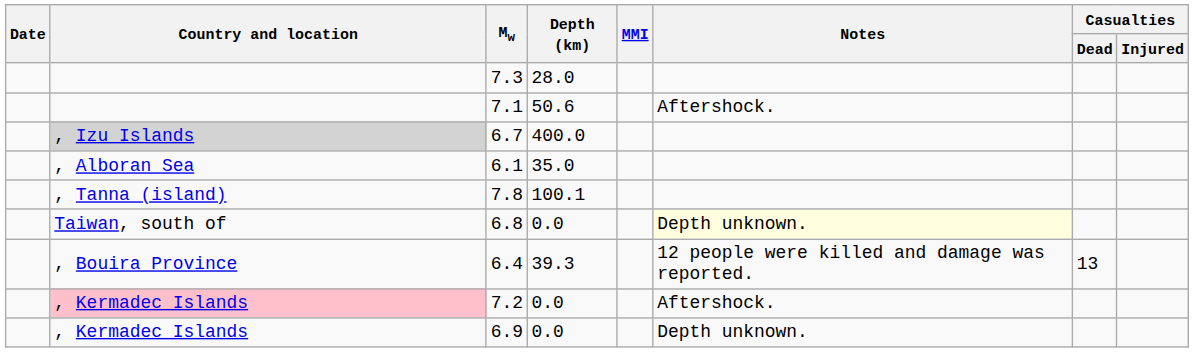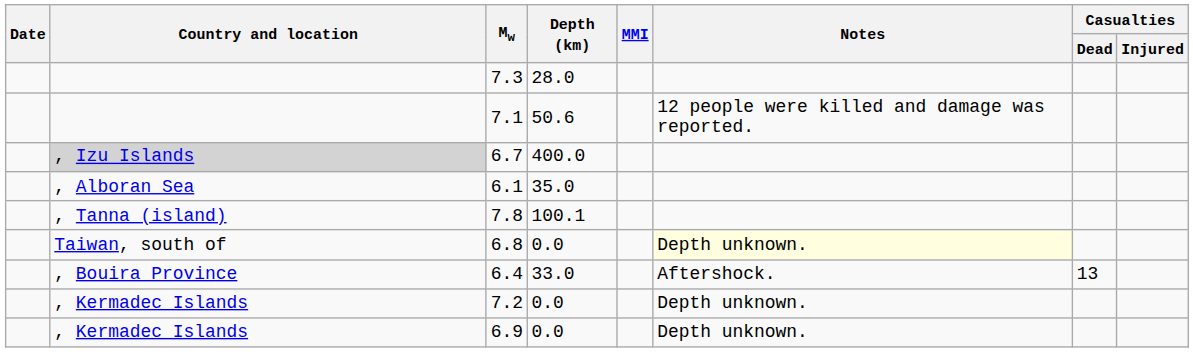(716, 107) Aftershock. -> (851, 117) 12 people were killed and damage was reported.
(553, 264) 39.3 -> (553, 274) 33.0
(851, 264) 12 people were killed and damage was reported. -> (716, 274) Aftershock.
(151, 303) pink background -> (151, 303) no background
(716, 303) Aftershock. -> (733, 303) Depth unknown.
